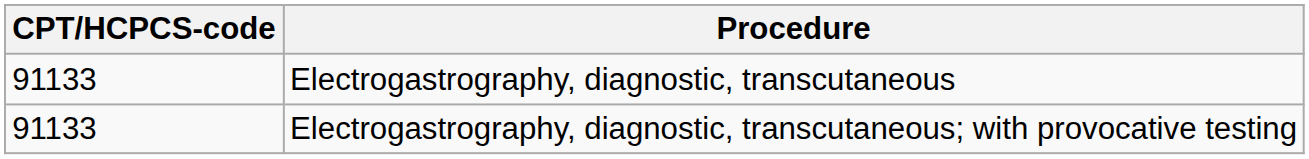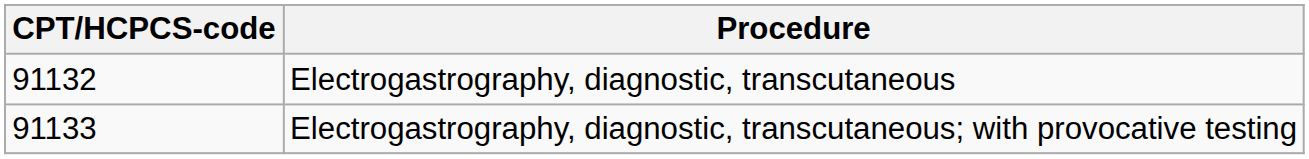(54, 78) 91133 -> (54, 78) 91132
